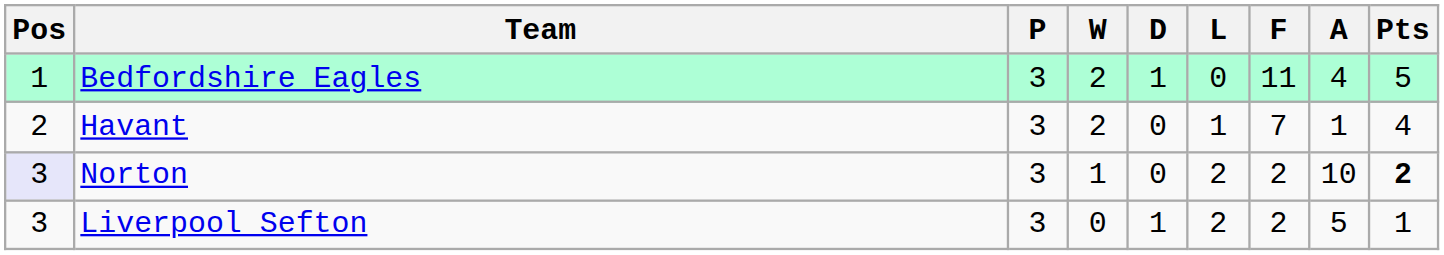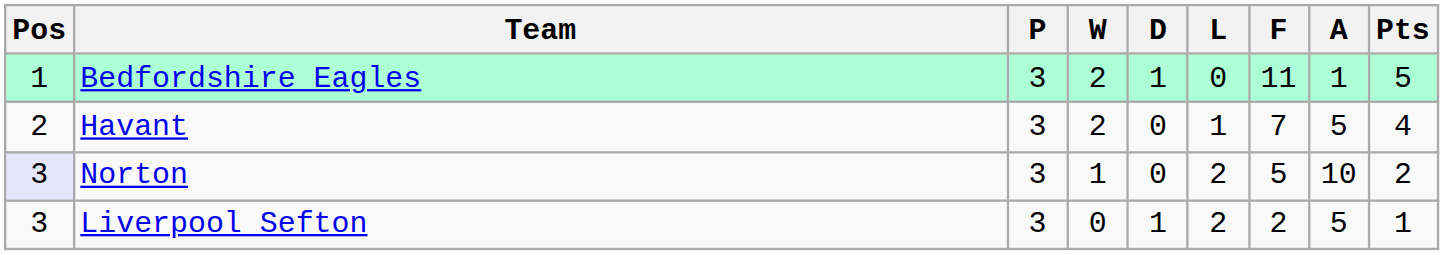(1339, 78) 4 -> (1339, 78) 1
(1339, 127) 1 -> (1339, 127) 5
(1278, 176) 2 -> (1278, 176) 5
(1403, 176) bold -> (1403, 176) normal
